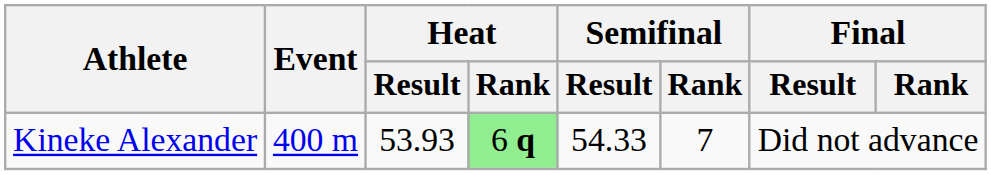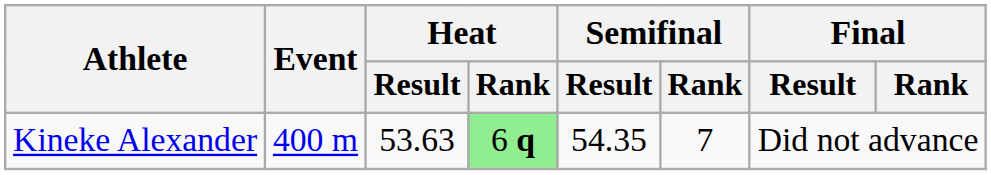(417, 140) 53.93 -> (417, 140) 53.63
(609, 140) 54.33 -> (609, 140) 54.35
